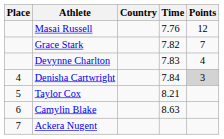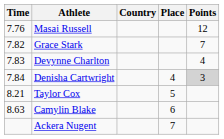columns swapped: (18, 12) <-> (173, 12)
